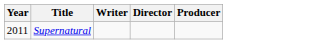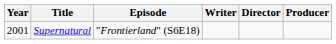+ column: (148, 13)
(18, 30) 2011 -> (18, 30) 2001
